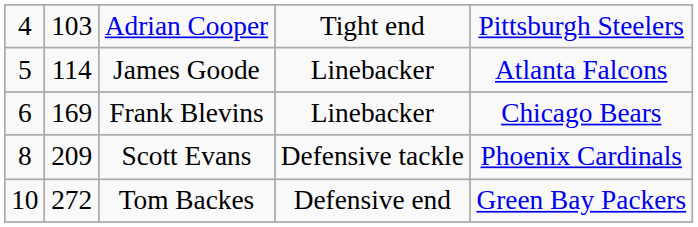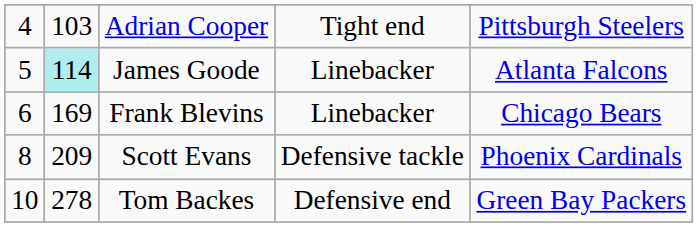(72, 69) no background -> (72, 69) paleturquoise background
(72, 199) 272 -> (72, 199) 278
